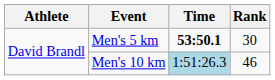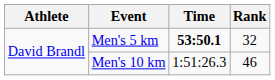(250, 40) 30 -> (250, 40) 32
(199, 63) lightblue background -> (199, 63) no background
